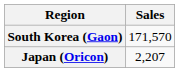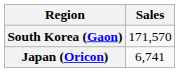(150, 57) 2,207 -> (150, 57) 6,741
